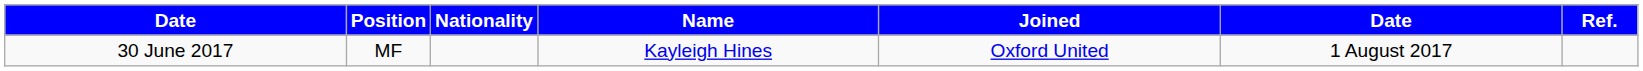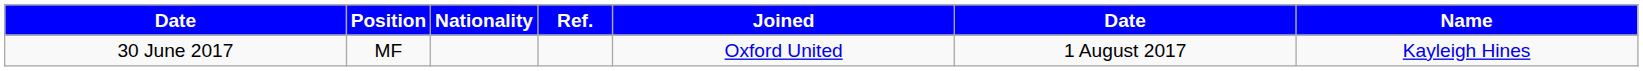columns swapped: (708, 20) <-> (1600, 20)
